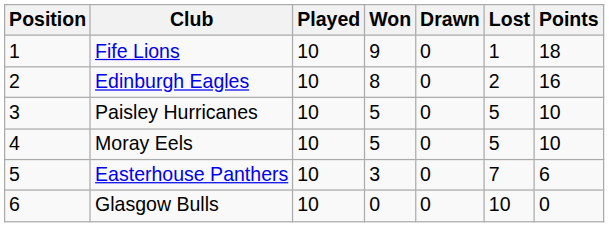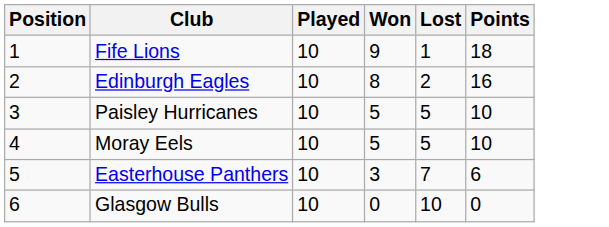- column: (450, 19)
